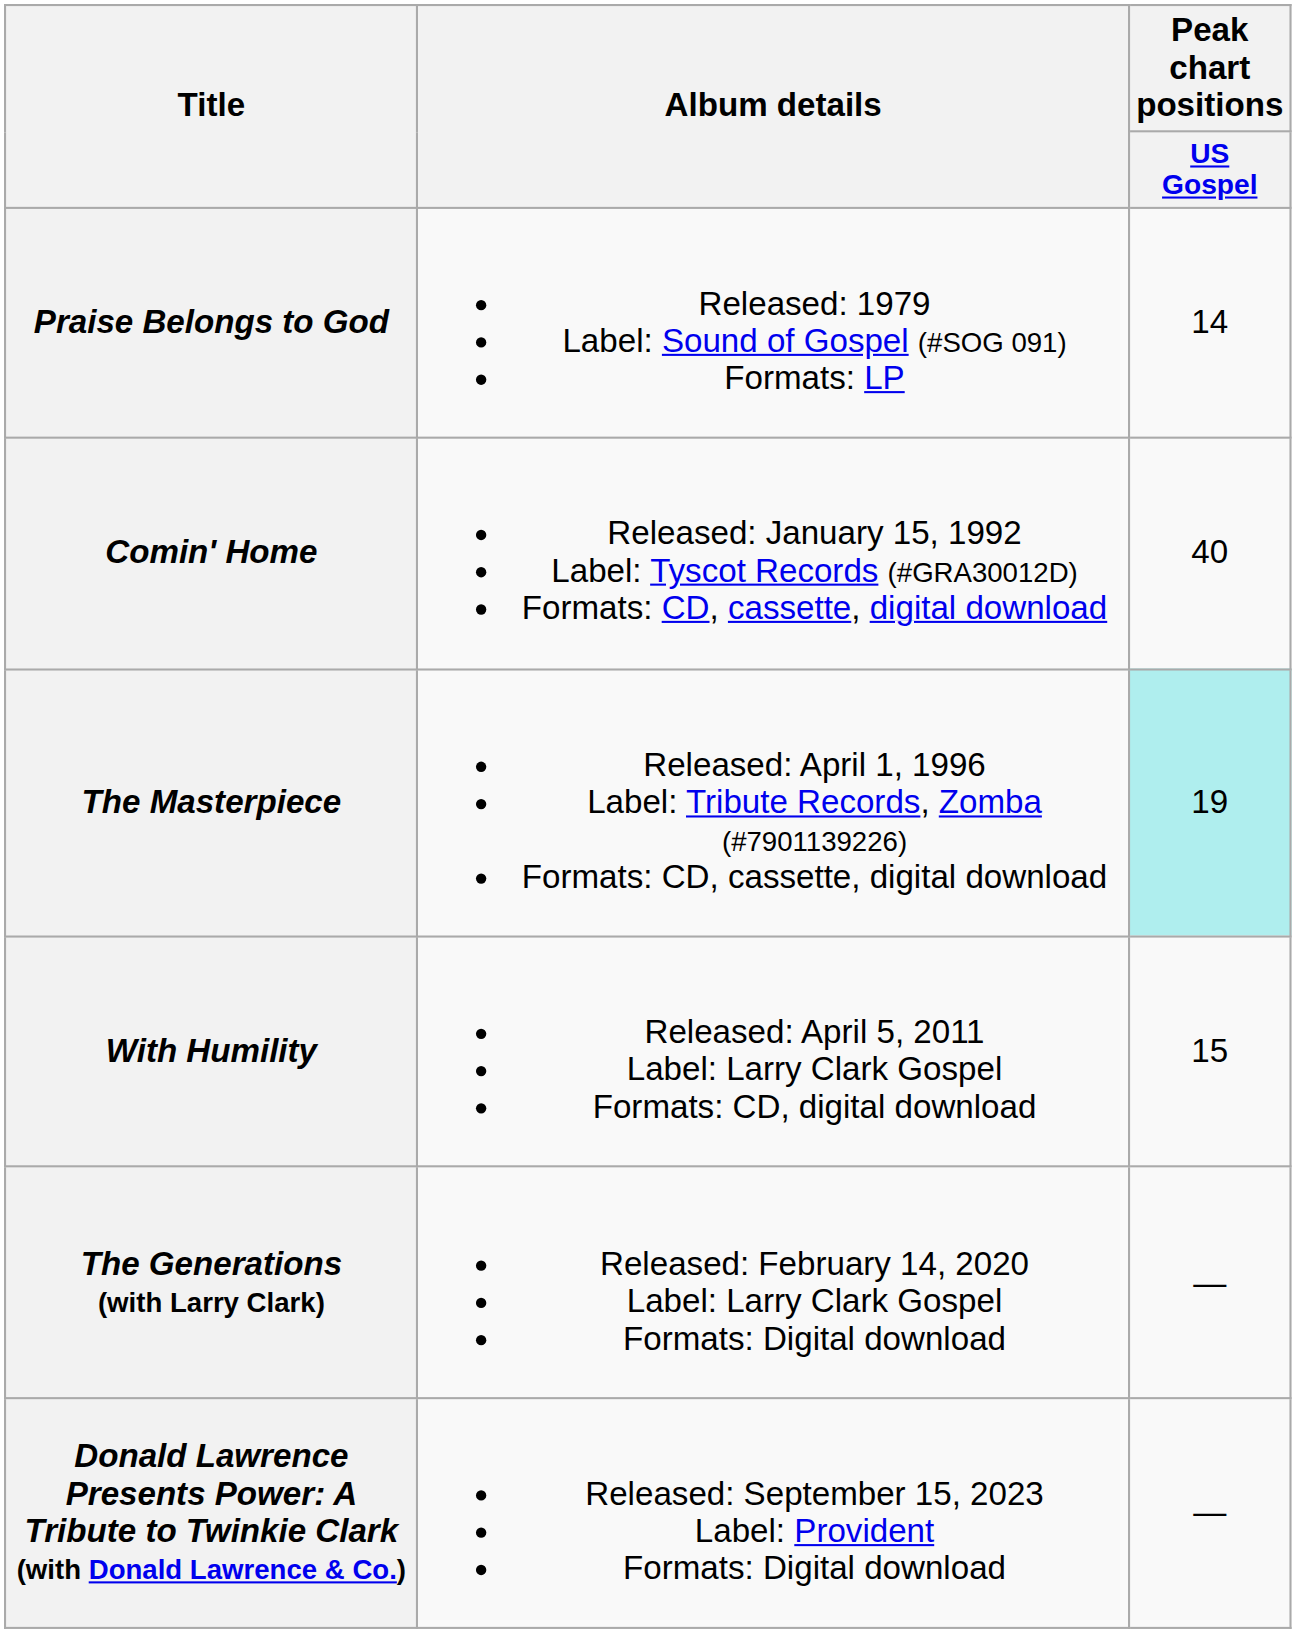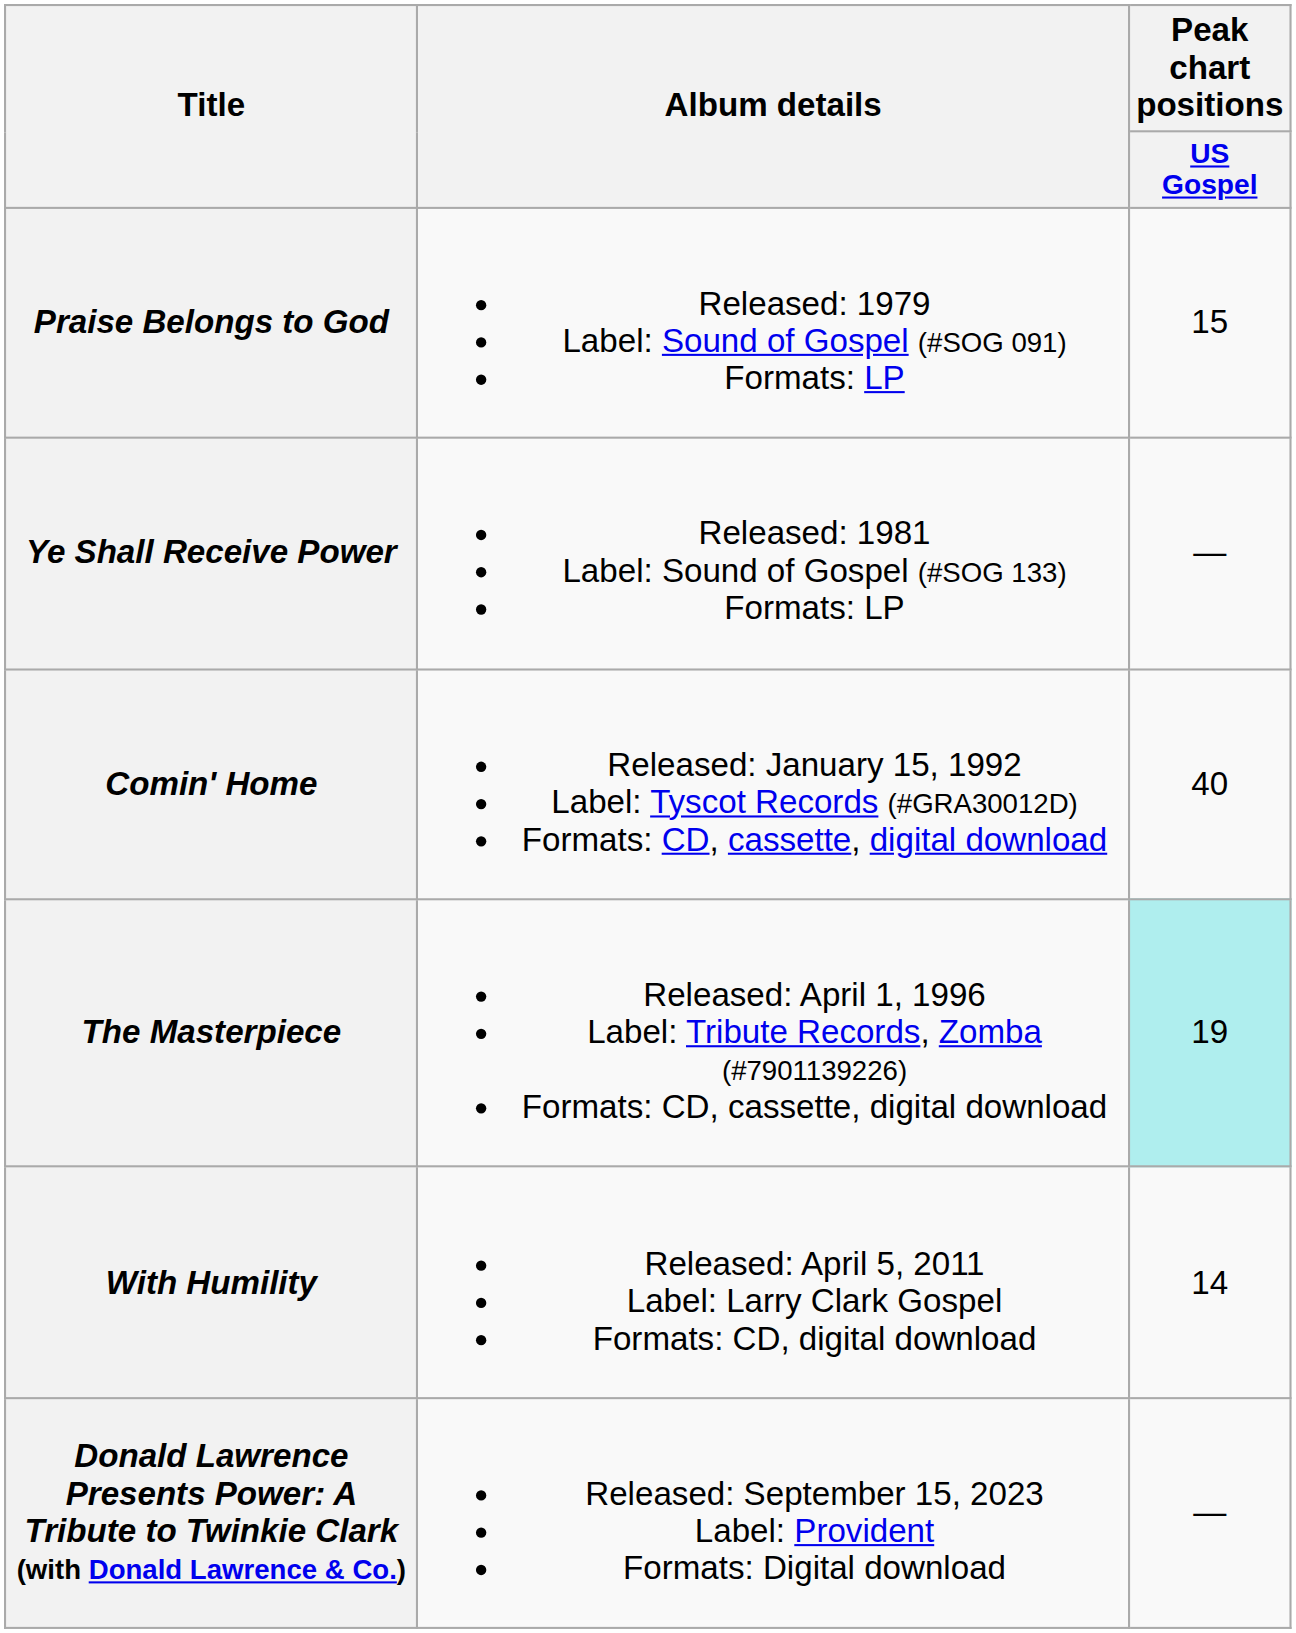(1210, 322) 14 -> (1210, 322) 15
+ row: (211, 552)
(1210, 1051) 15 -> (1210, 1281) 14
- row: (211, 1281)
